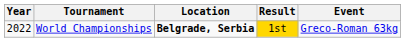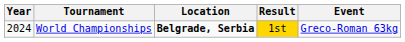(19, 29) 2022 -> (19, 29) 2024
